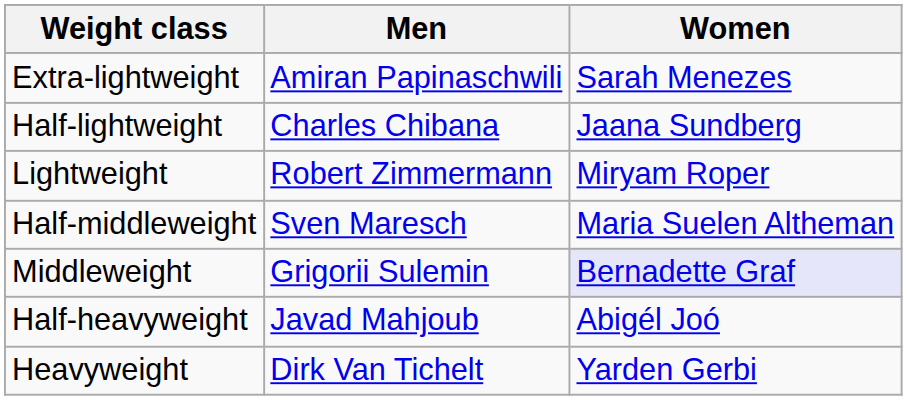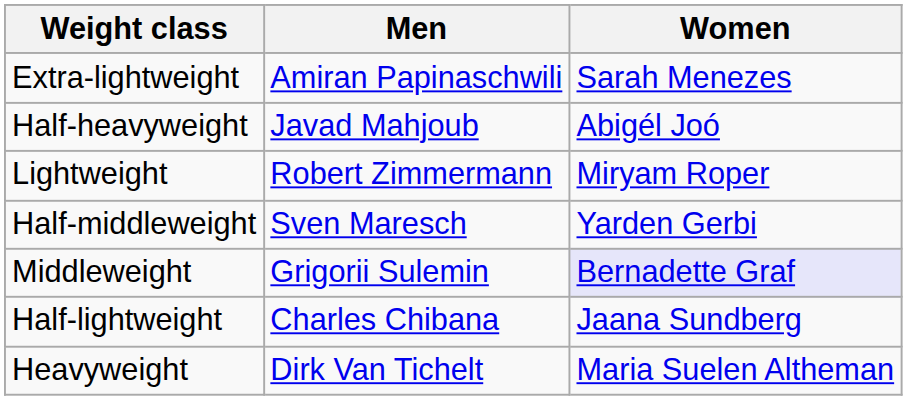rows swapped: (117, 126) <-> (130, 321)
(735, 223) Maria Suelen Altheman -> (667, 223) Yarden Gerbi
(667, 369) Yarden Gerbi -> (735, 369) Maria Suelen Altheman
